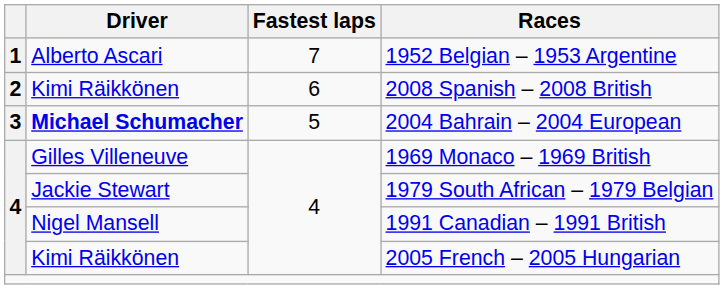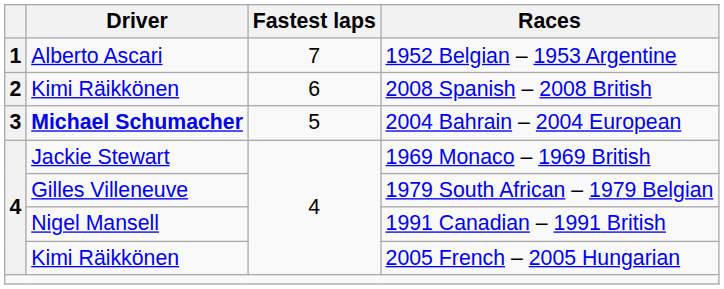(110, 156) Gilles Villeneuve -> (100, 156) Jackie Stewart
(100, 190) Jackie Stewart -> (110, 190) Gilles Villeneuve
